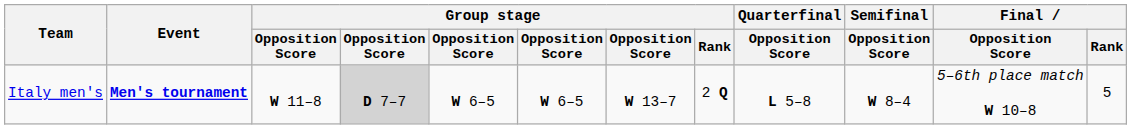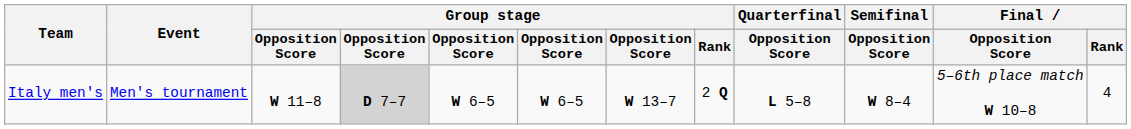(179, 94) bold -> (179, 94) normal
(1107, 94) 5 -> (1107, 94) 4
